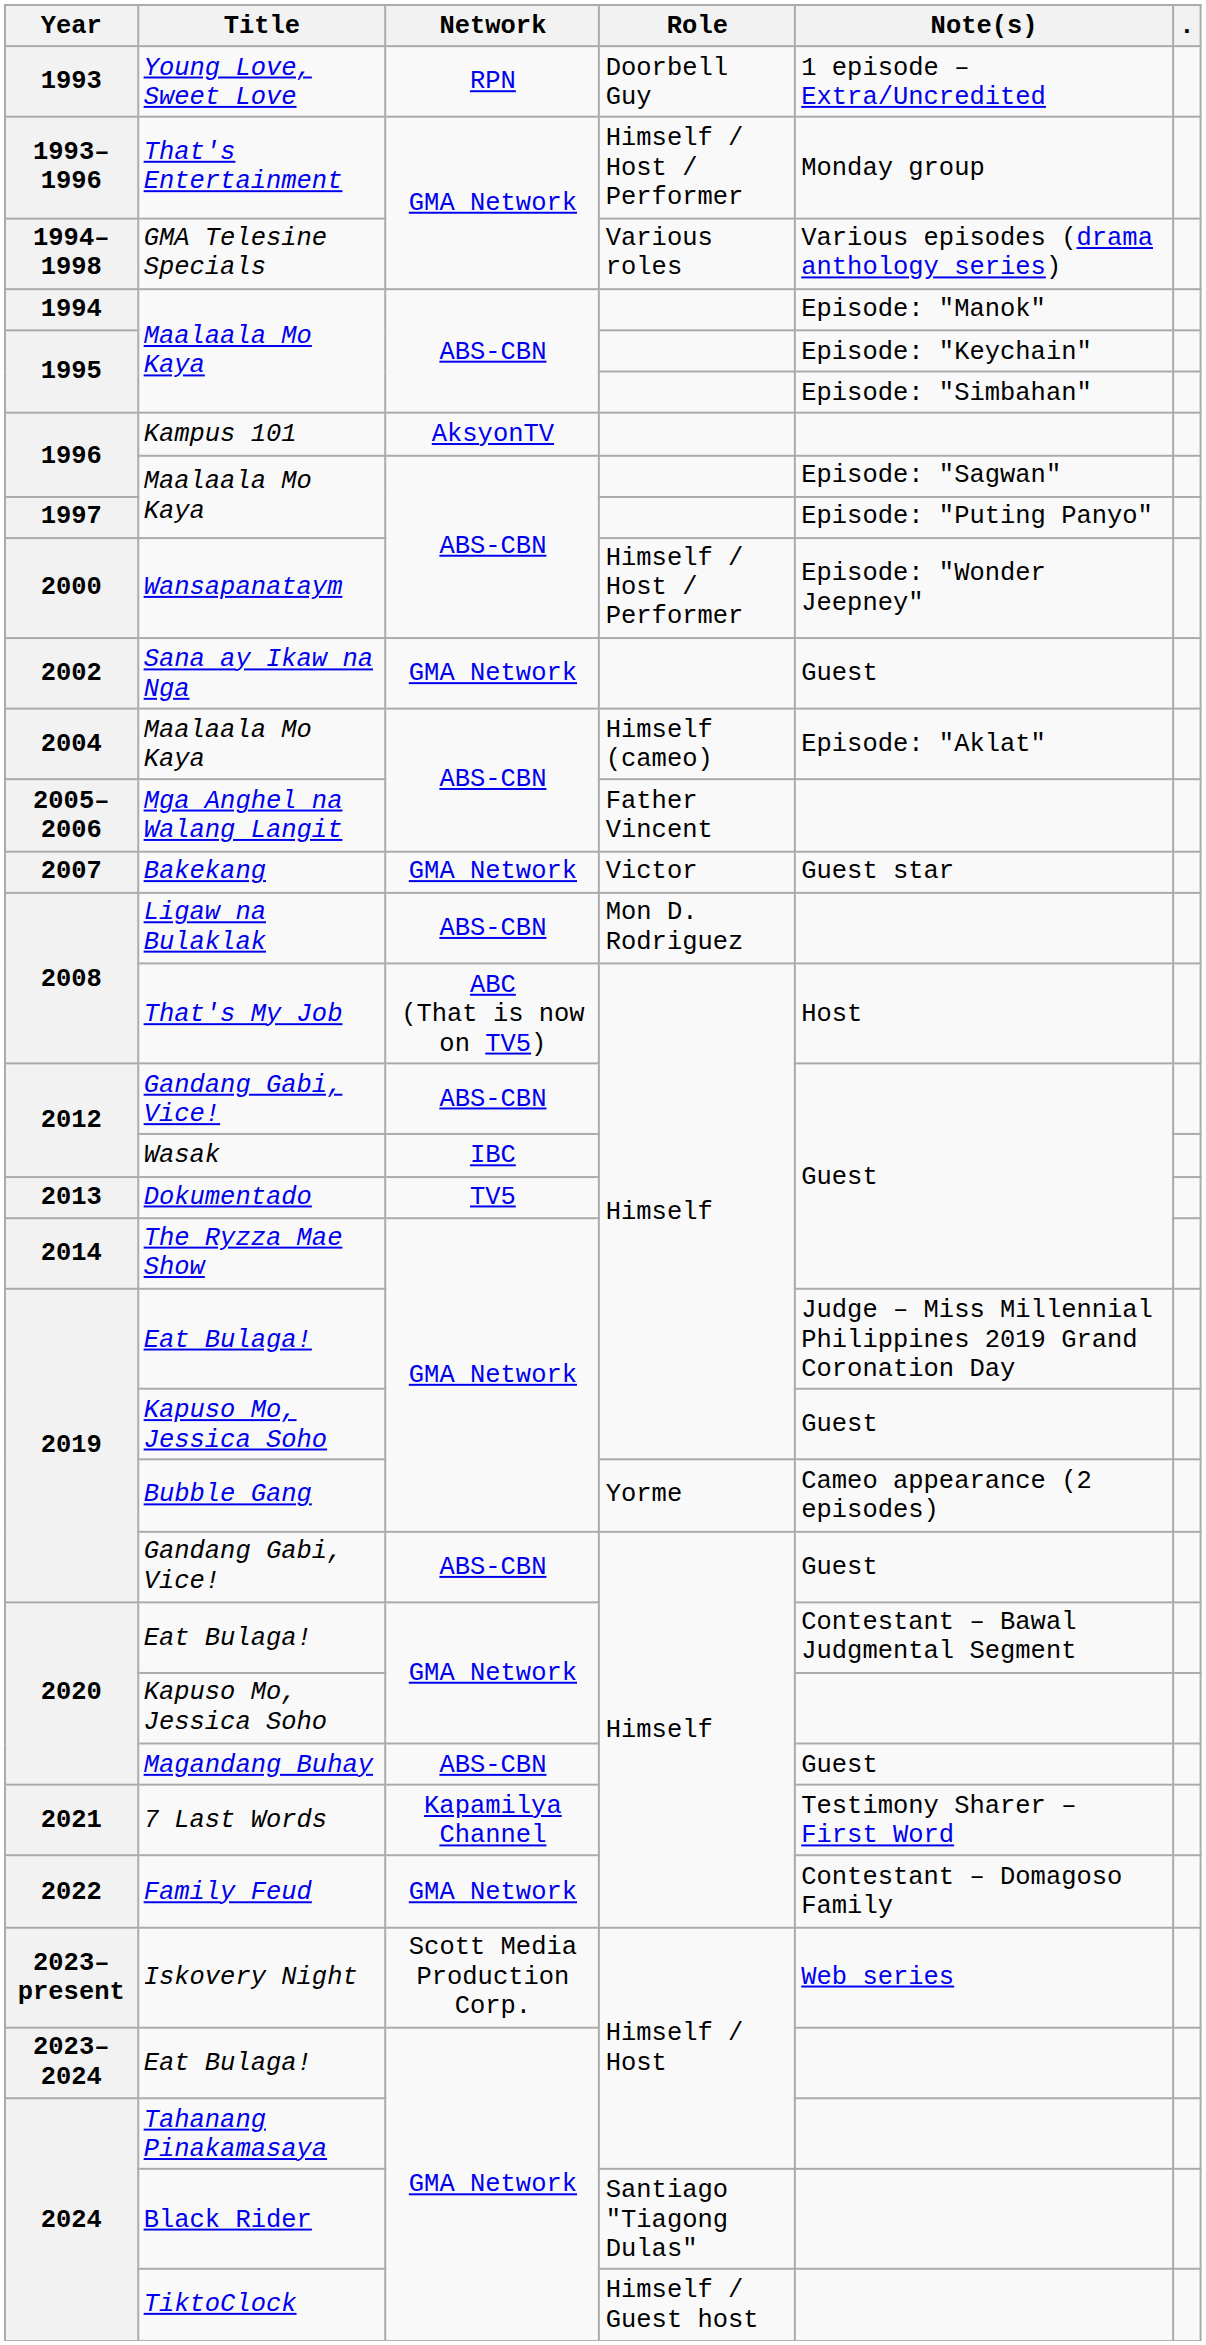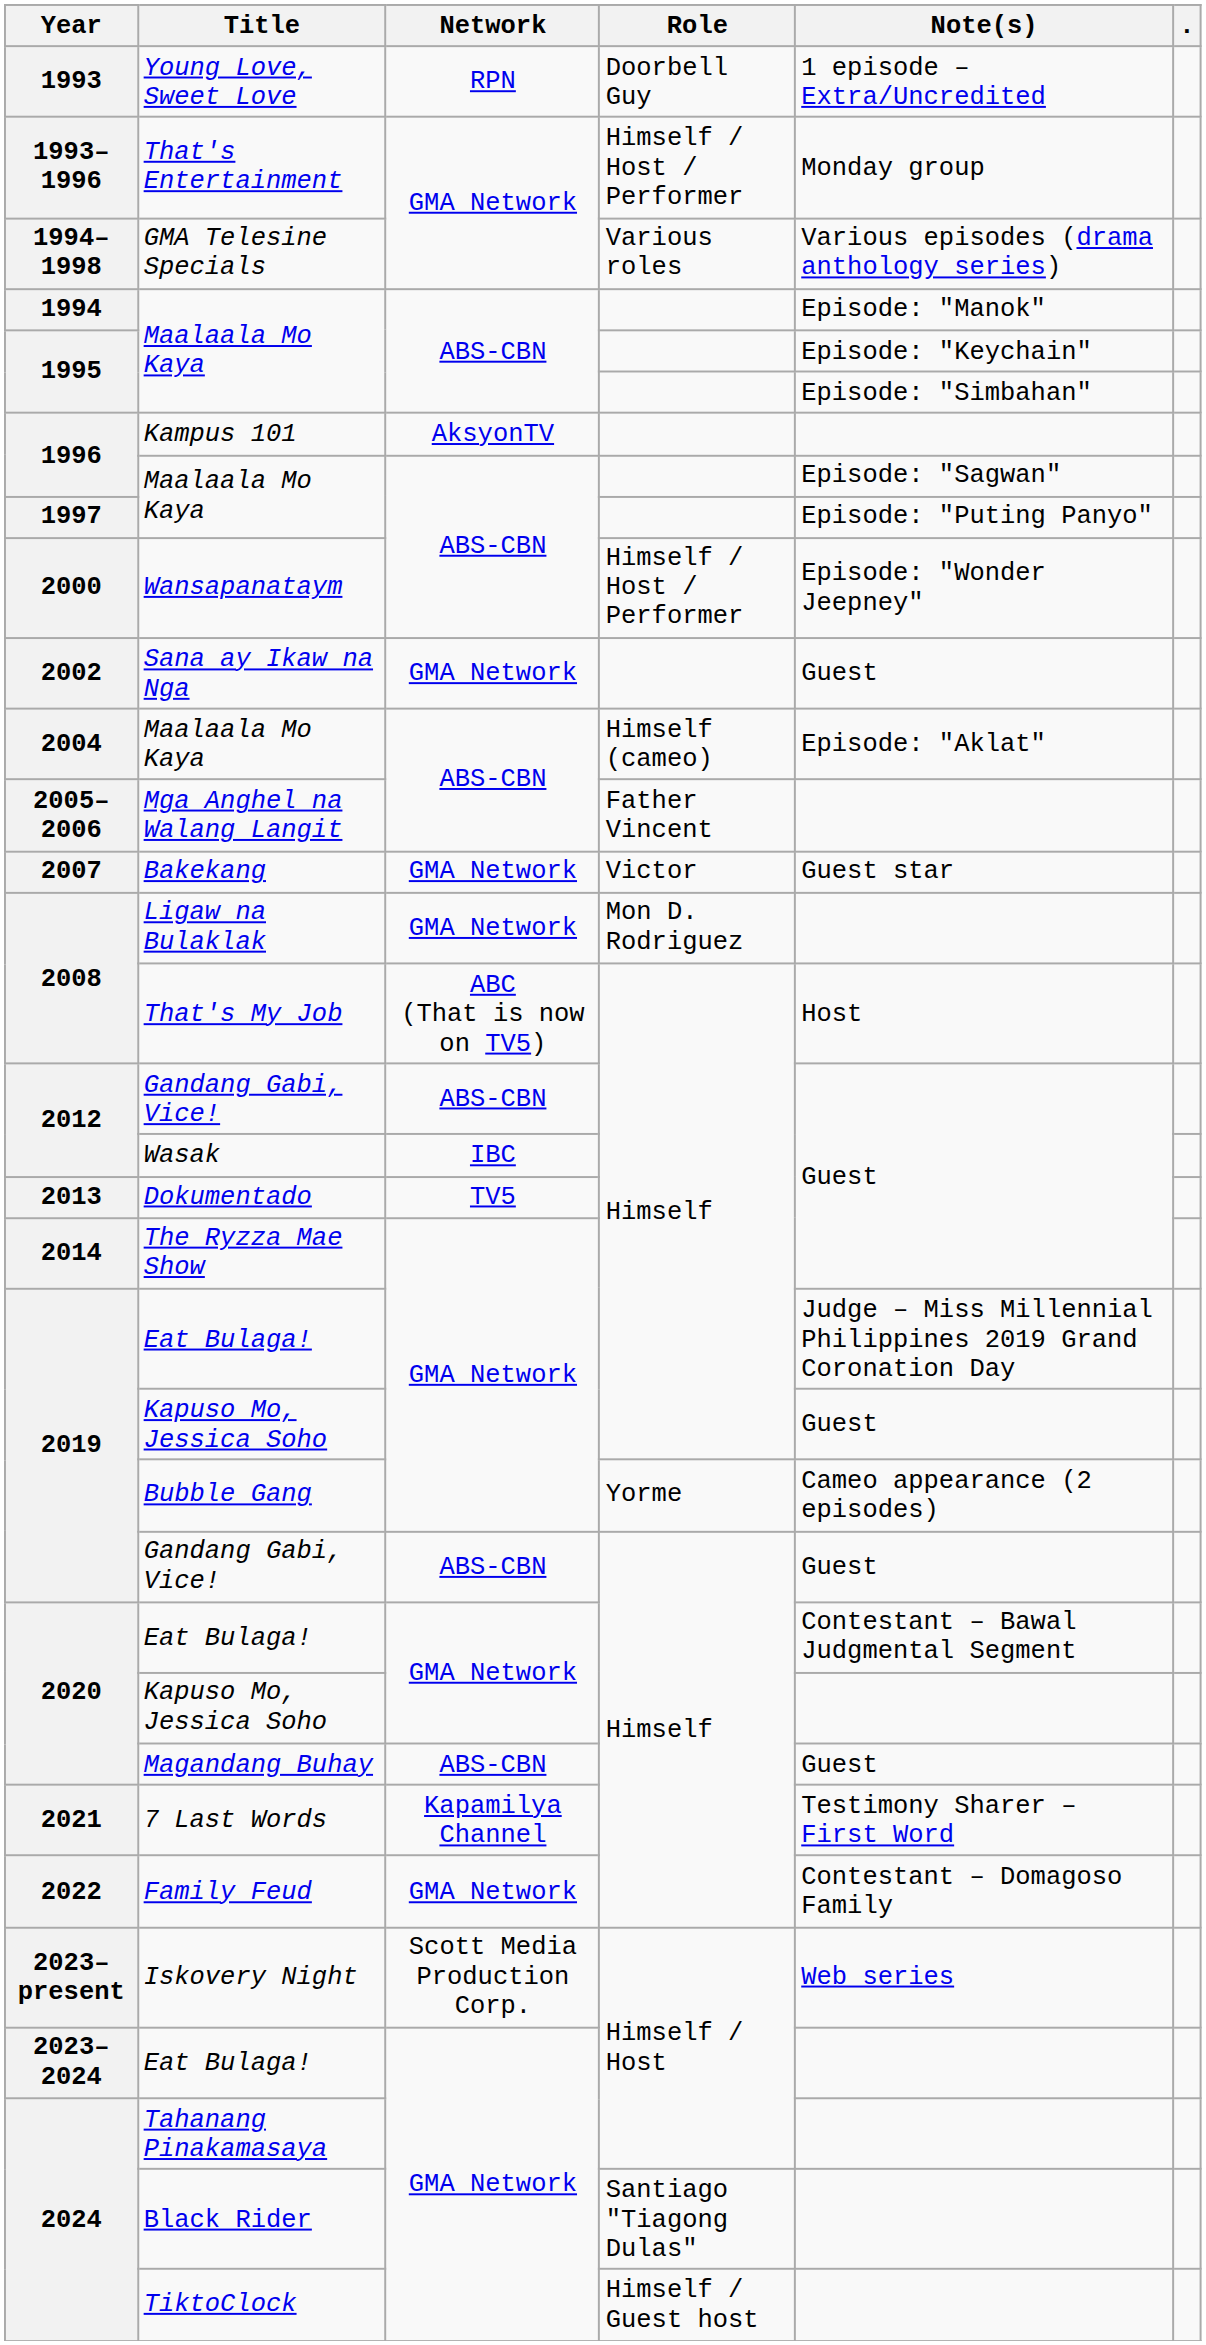(493, 928) ABS-CBN -> (493, 928) GMA Network
